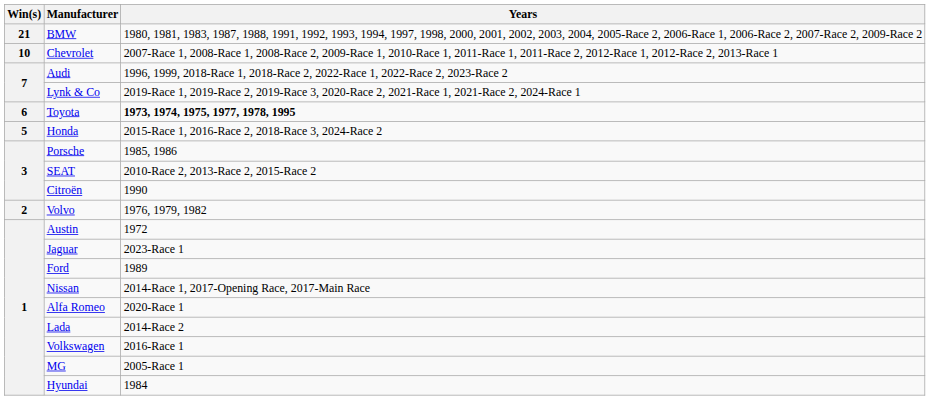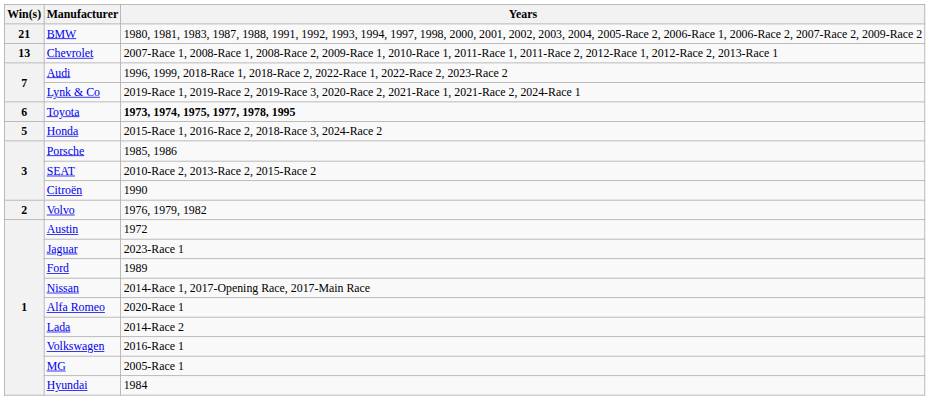(24, 53) 10 -> (24, 53) 13
